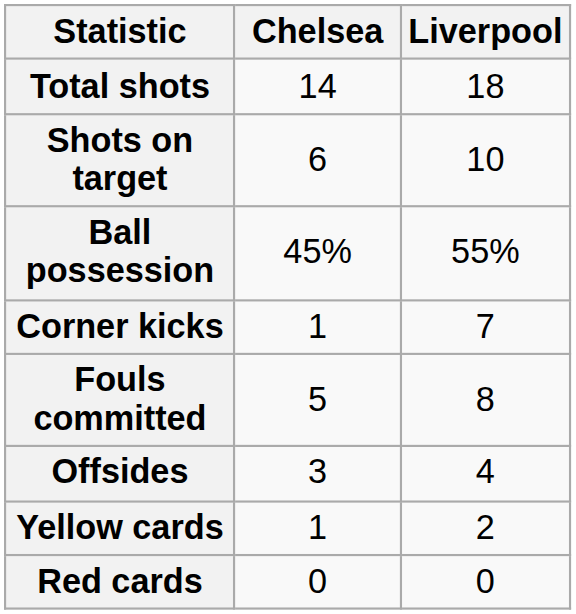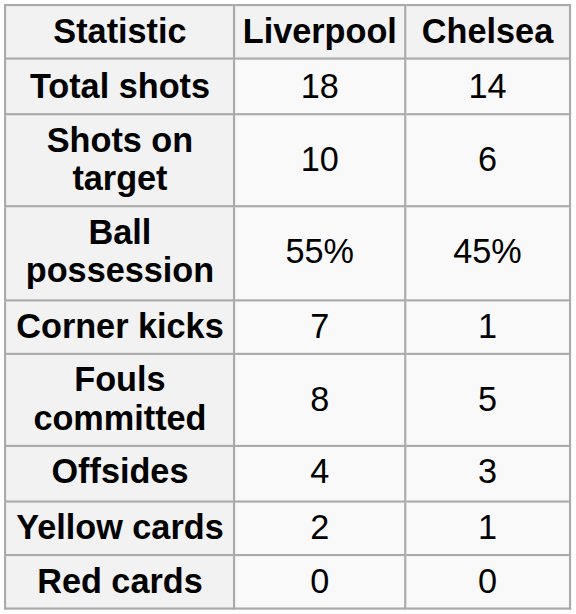columns swapped: (318, 31) <-> (485, 31)
